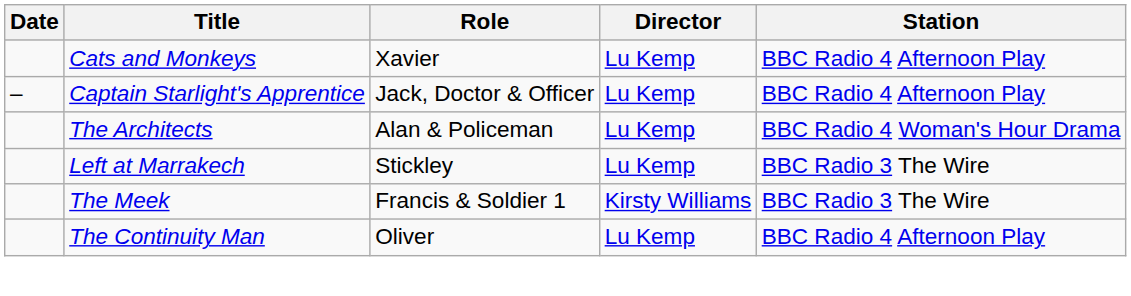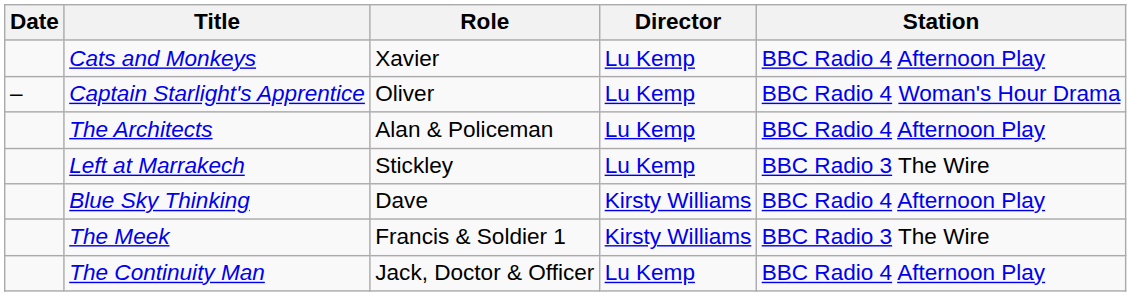(485, 93) Jack, Doctor & Officer -> (405, 93) Oliver
(903, 93) BBC Radio 4 Afternoon Play -> (941, 93) BBC Radio 4 Woman's Hour Drama
(941, 129) BBC Radio 4 Woman's Hour Drama -> (903, 129) BBC Radio 4 Afternoon Play
+ row: (159, 201)
(405, 237) Oliver -> (485, 272) Jack, Doctor & Officer
